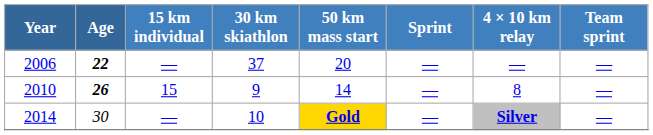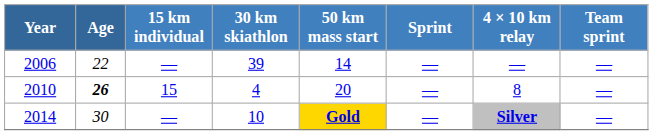(101, 63) bold -> (101, 63) normal
(256, 63) 37 -> (256, 63) 39
(343, 63) 20 -> (343, 63) 14
(256, 90) 9 -> (256, 90) 4
(343, 90) 14 -> (343, 90) 20
